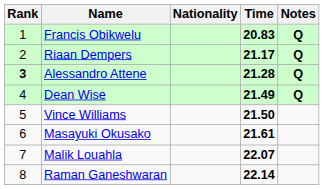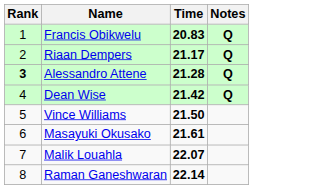- column: (205, 14)
(259, 94) 21.49 -> (189, 94) 21.42
